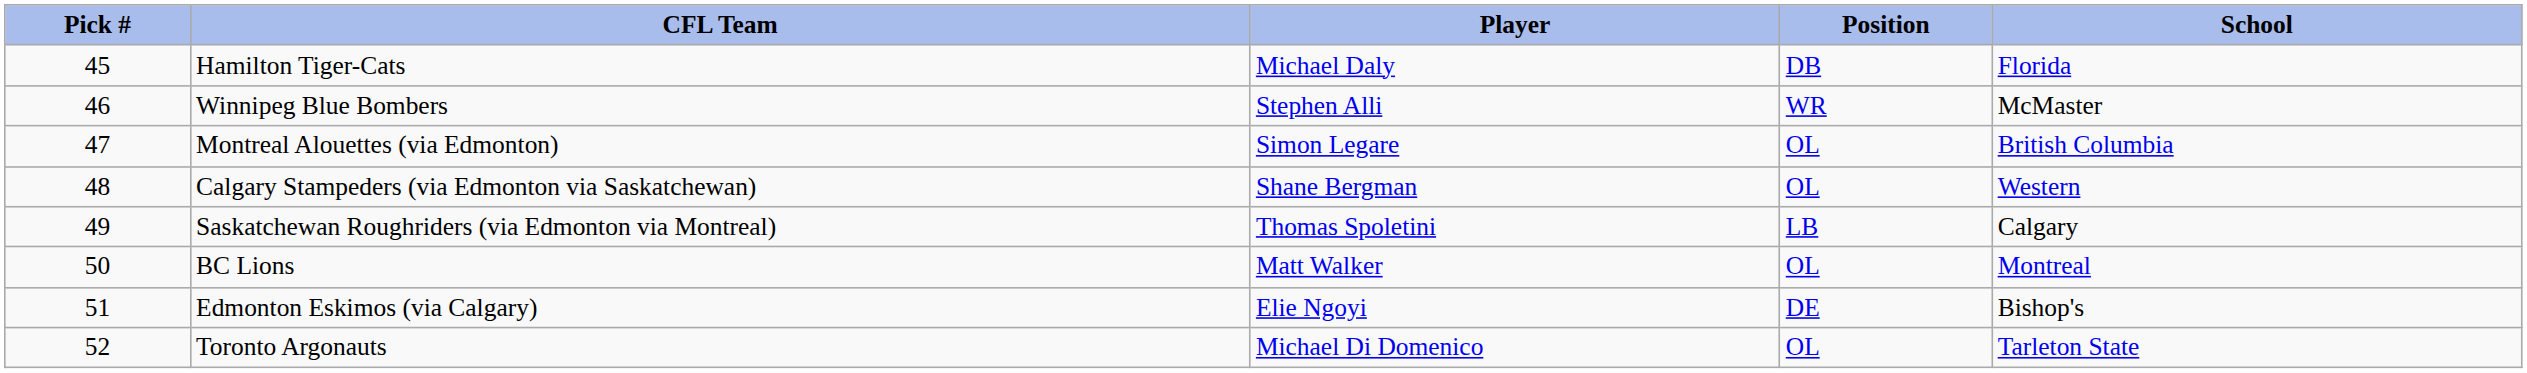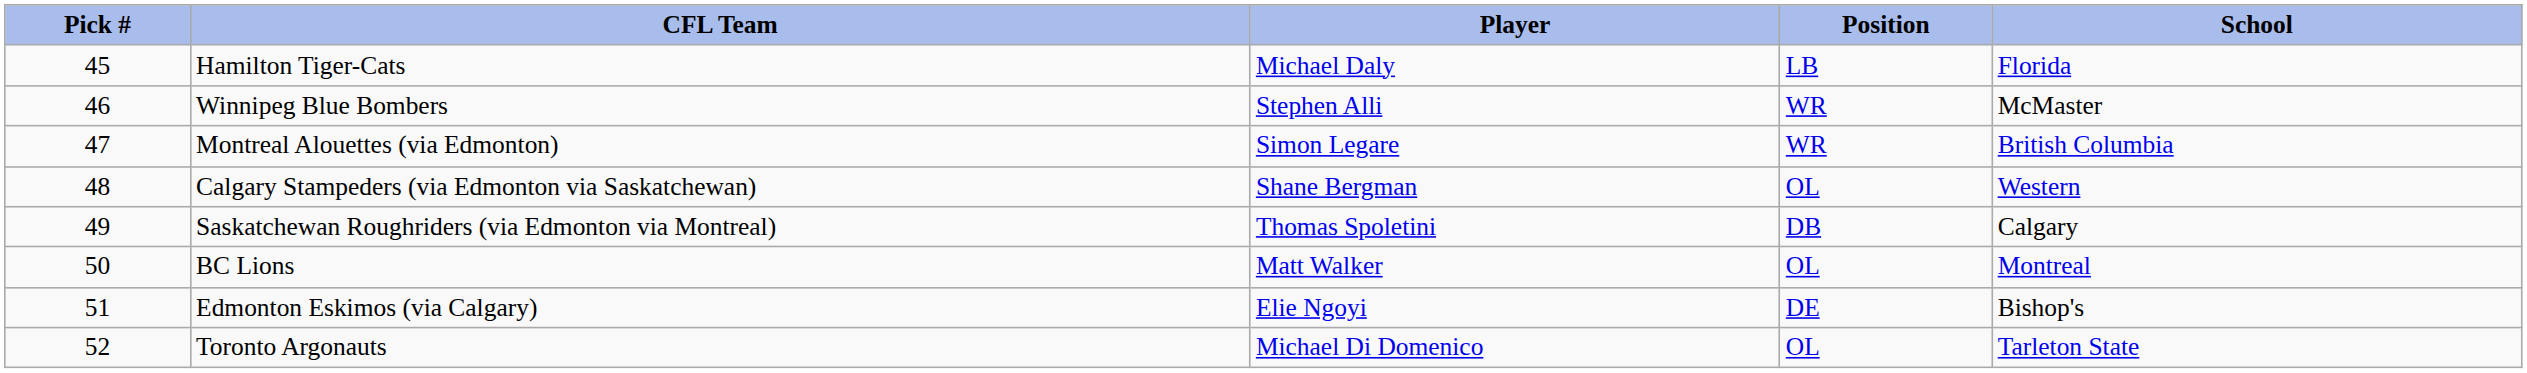(1803, 65) DB -> (1802, 65) LB
(1803, 145) OL -> (1806, 145) WR
(1802, 226) LB -> (1803, 226) DB
